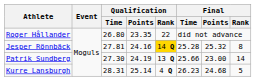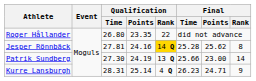(216, 46) 25.32 -> (216, 46) 25.62
(216, 70) 24.68 -> (216, 70) 24.71
(241, 70) 5 -> (241, 70) 9
